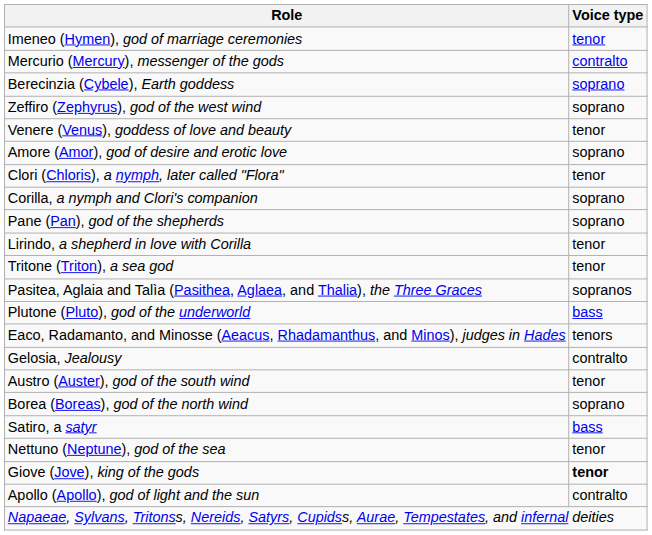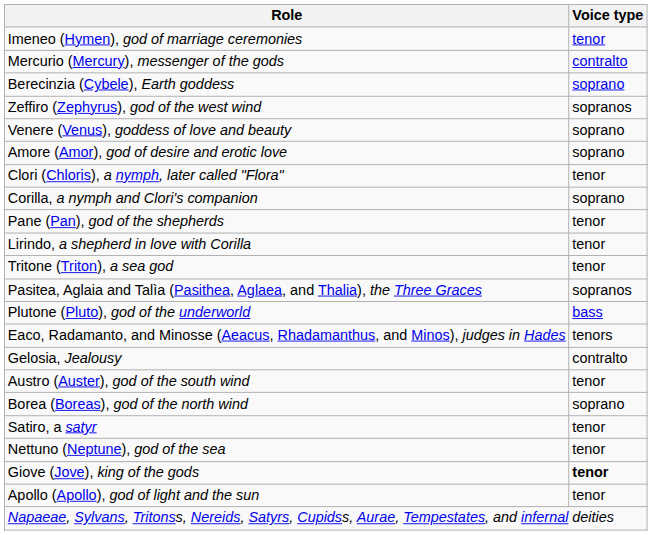(598, 107) soprano -> (602, 107) sopranos
(589, 130) tenor -> (598, 130) soprano
(598, 221) soprano -> (589, 221) tenor
(588, 426) bass -> (589, 426) tenor
(600, 495) contralto -> (589, 495) tenor
